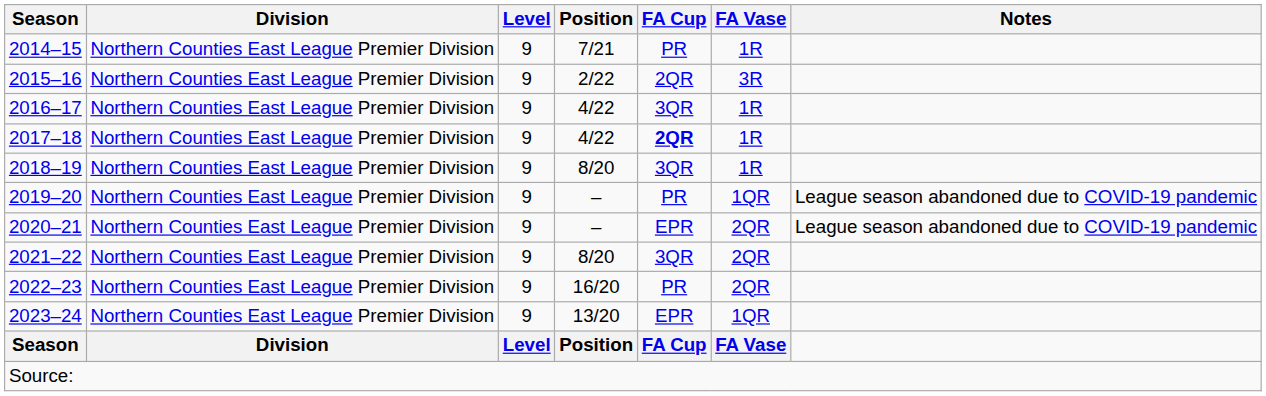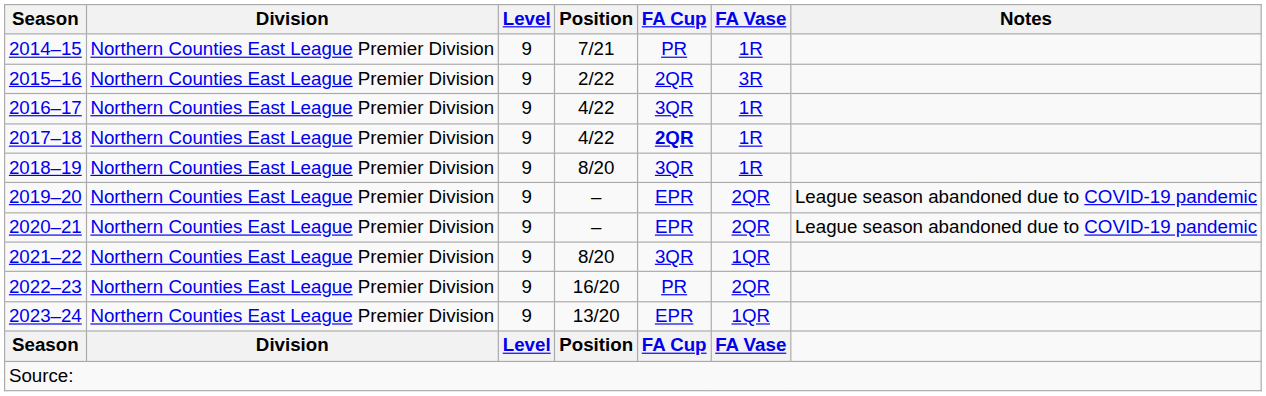(674, 197) PR -> (674, 197) EPR
(751, 197) 1QR -> (751, 197) 2QR
(751, 256) 2QR -> (751, 256) 1QR
